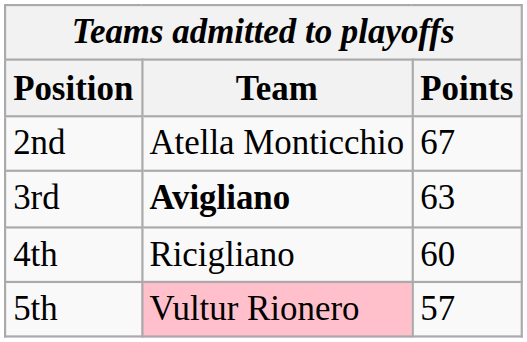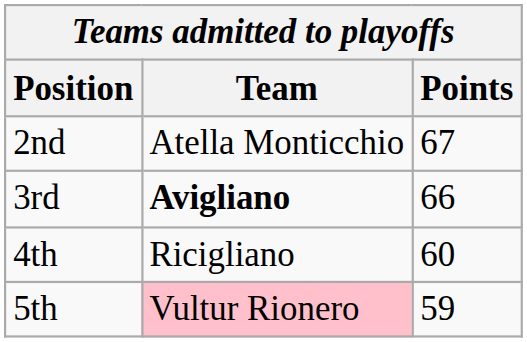(438, 198) 63 -> (438, 198) 66
(438, 308) 57 -> (438, 308) 59
